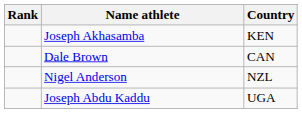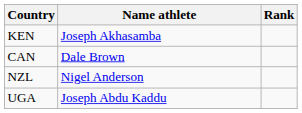columns swapped: (23, 14) <-> (271, 14)
